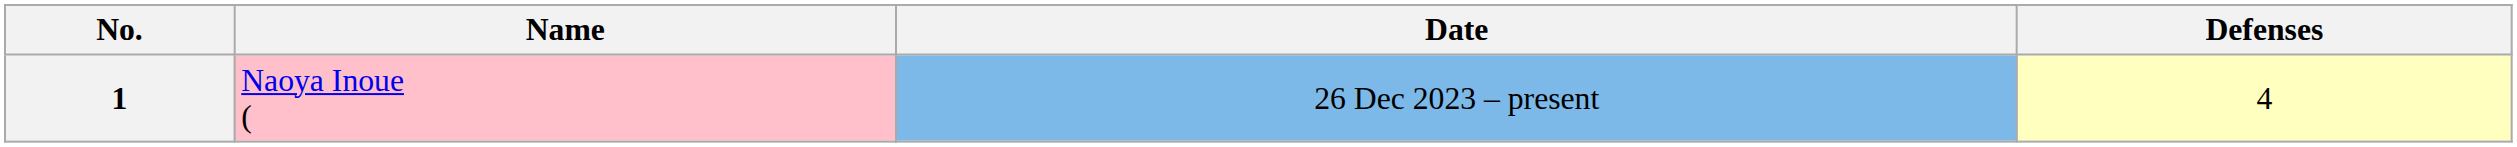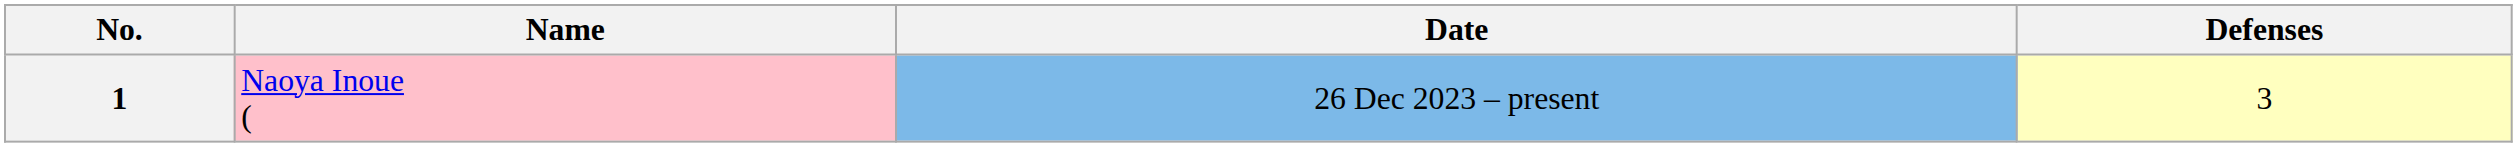(2264, 97) 4 -> (2264, 97) 3
